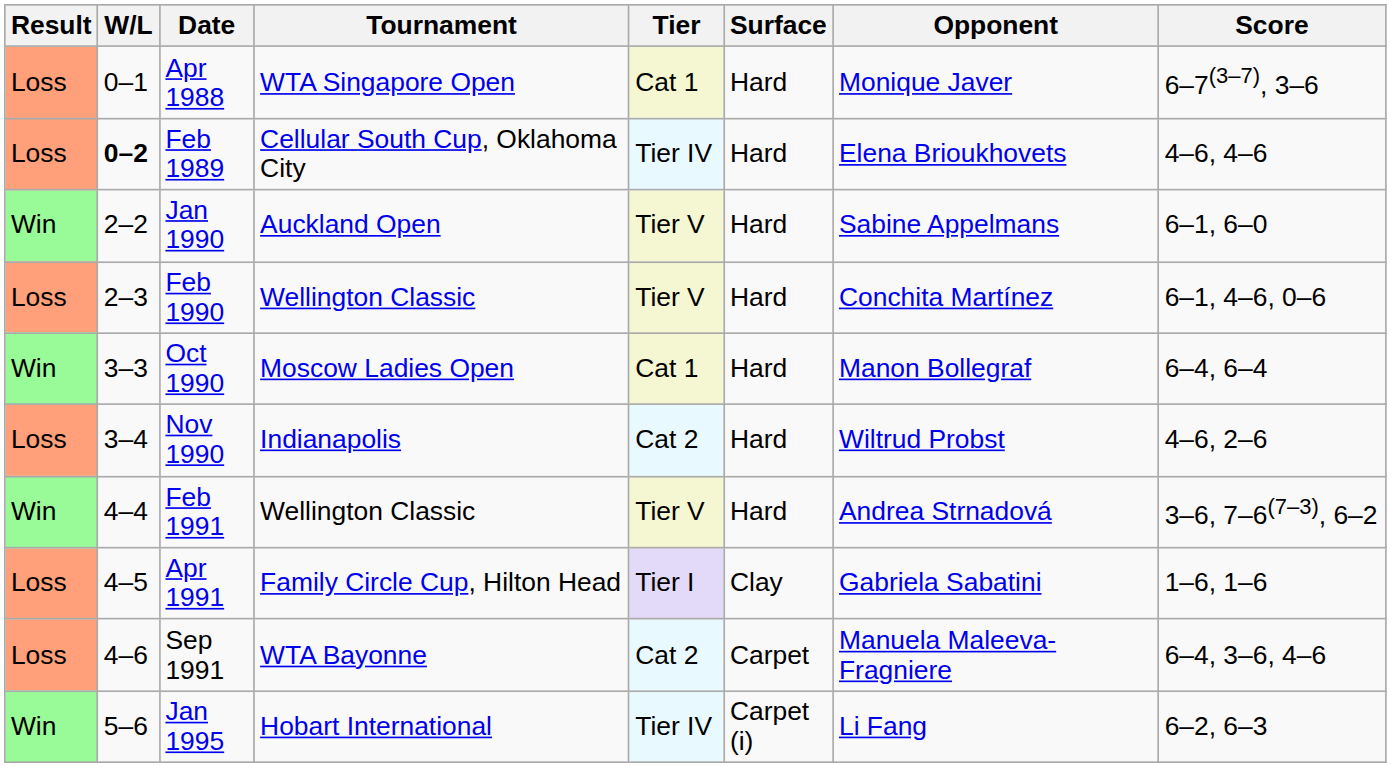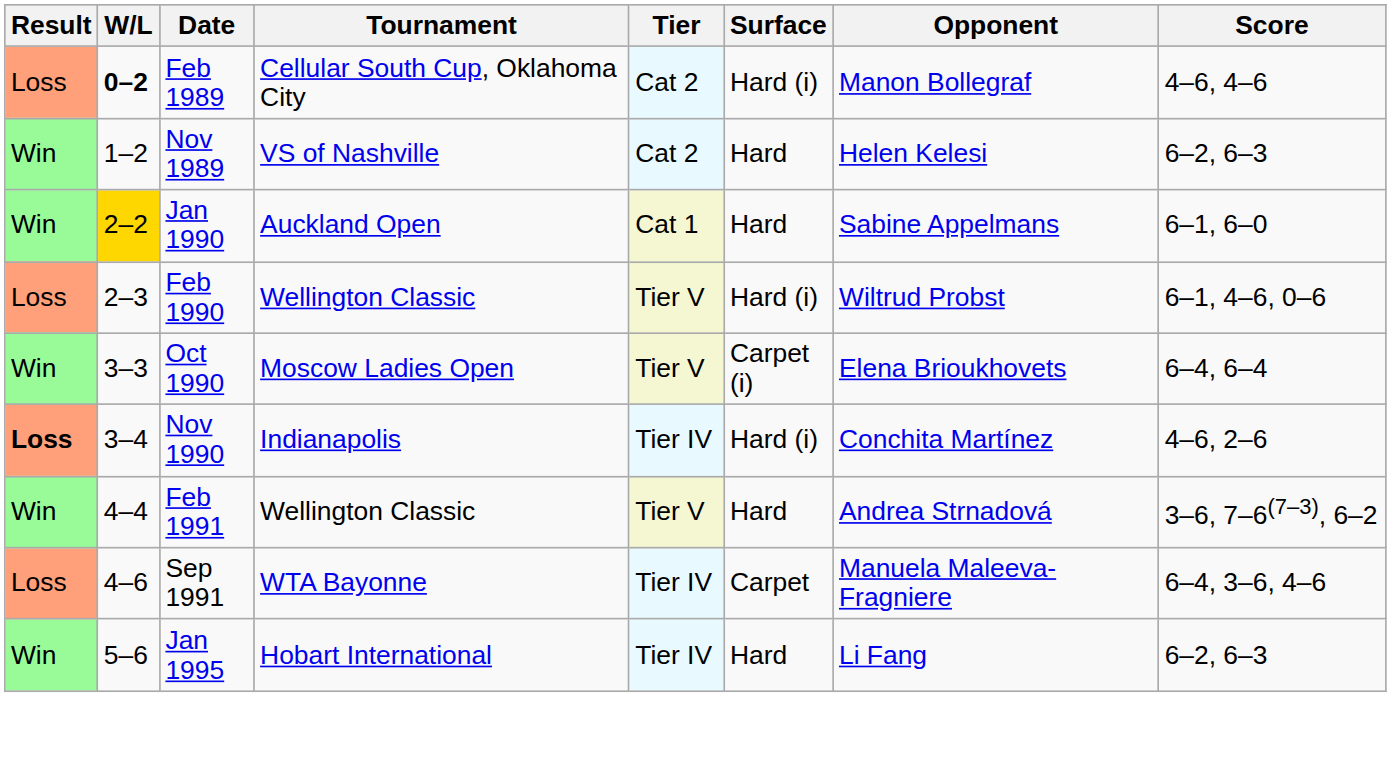- row: (195, 82)
(674, 153) Tier IV -> (667, 82) Cat 2
(759, 153) Hard -> (774, 82) Hard (i)
(953, 153) Elena Brioukhovets -> (935, 82) Manon Bollegraf
+ row: (195, 153)
(126, 225) no background -> (126, 225) gold background
(670, 225) Tier V -> (667, 225) Cat 1
(759, 296) Hard -> (774, 296) Hard (i)
(946, 296) Conchita Martínez -> (922, 296) Wiltrud Probst
(667, 368) Cat 1 -> (670, 368) Tier V
(759, 368) Hard -> (770, 368) Carpet (i)
(935, 368) Manon Bollegraf -> (953, 368) Elena Brioukhovets
(39, 439) normal -> (42, 439) bold
(667, 439) Cat 2 -> (674, 439) Tier IV
(759, 439) Hard -> (774, 439) Hard (i)
(922, 439) Wiltrud Probst -> (946, 439) Conchita Martínez
- row: (195, 583)
(667, 654) Cat 2 -> (674, 583) Tier IV
(770, 726) Carpet (i) -> (759, 654) Hard
